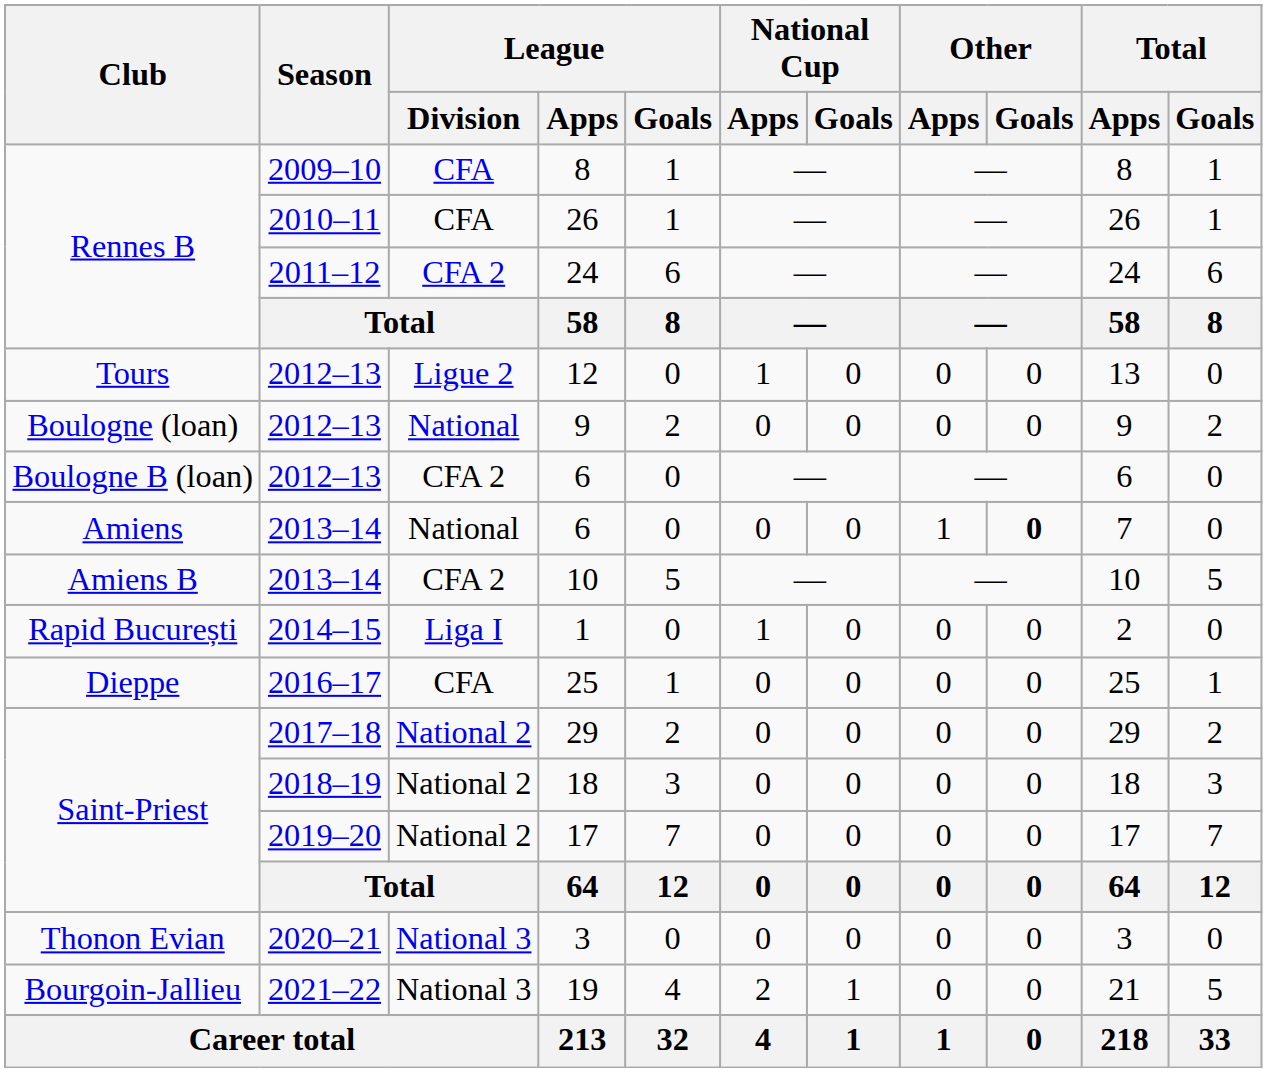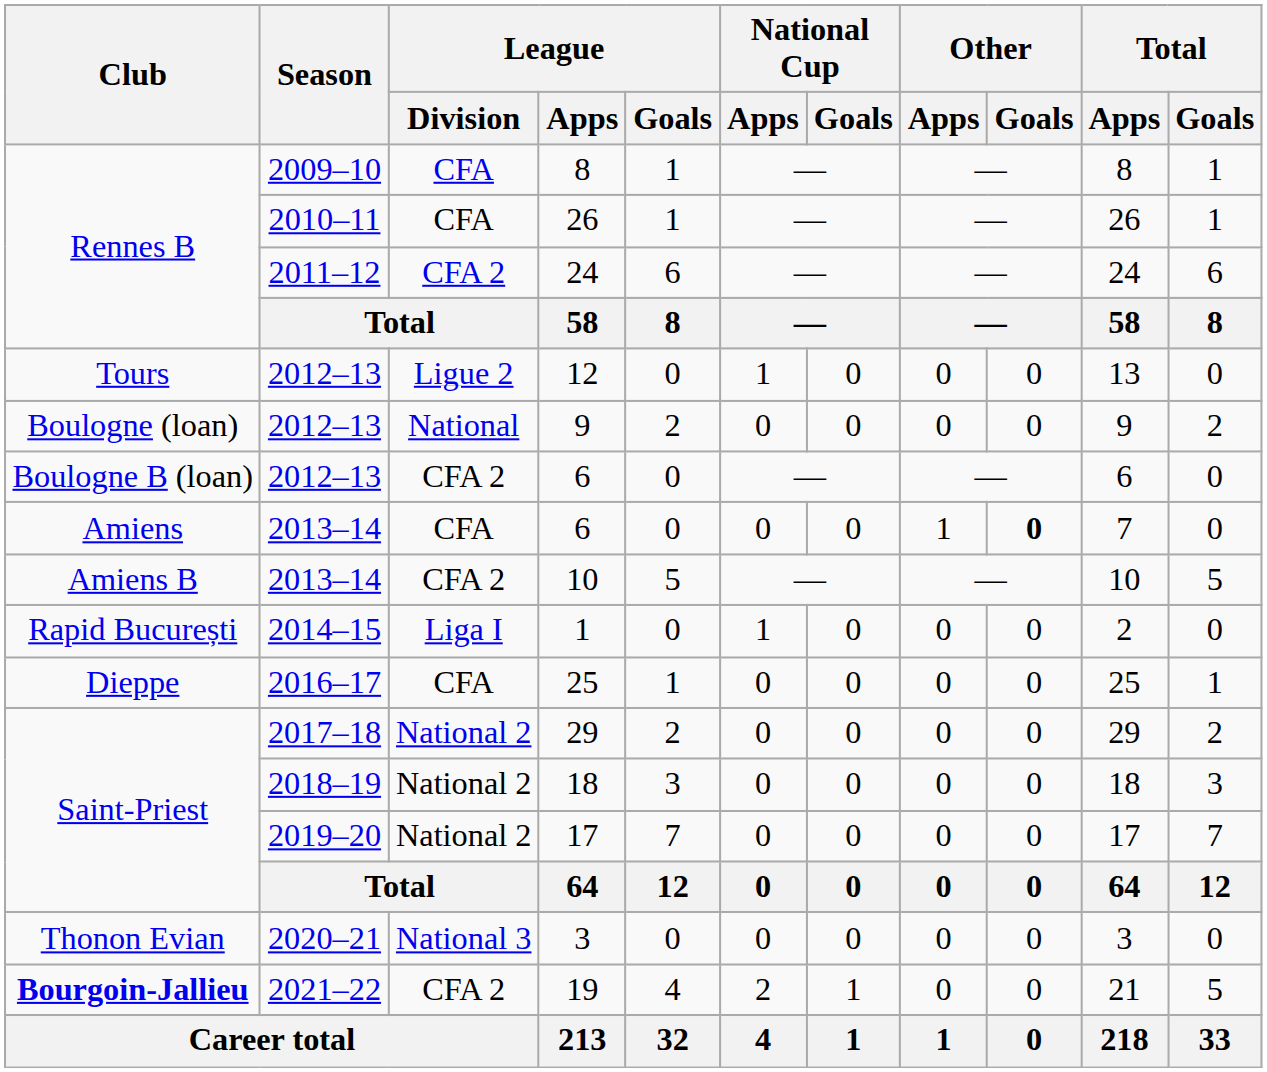(464, 527) National -> (464, 527) CFA
(133, 989) normal -> (133, 989) bold
(464, 989) National 3 -> (464, 989) CFA 2
